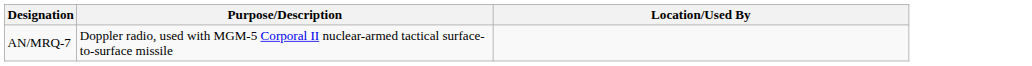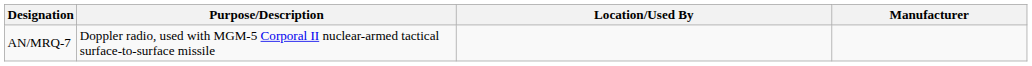+ column: (929, 14)
